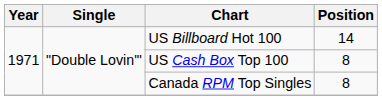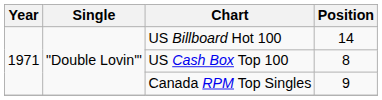(346, 83) 8 -> (346, 83) 9
